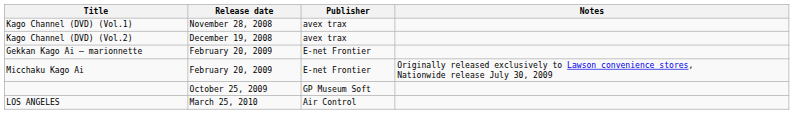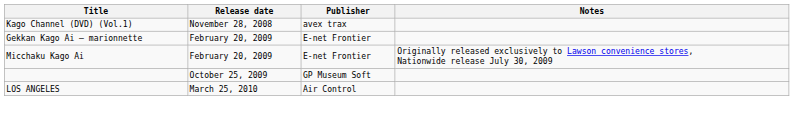- row: (69, 38)
